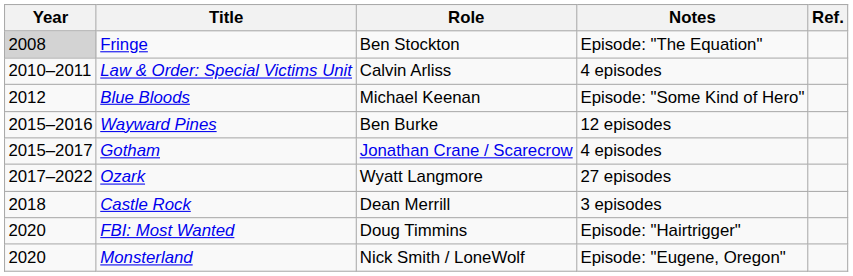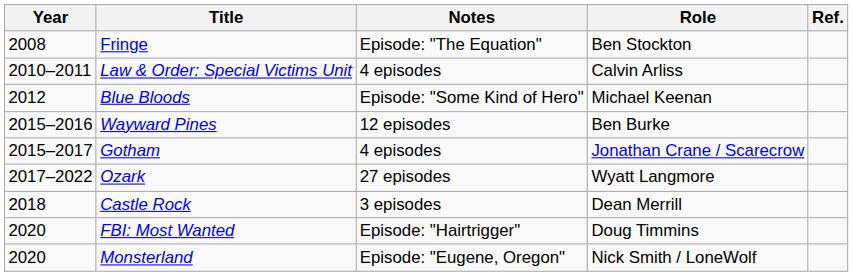columns swapped: (466, 17) <-> (692, 17)
(27, 44) lightgrey background -> (27, 44) no background
